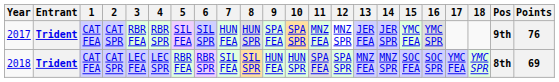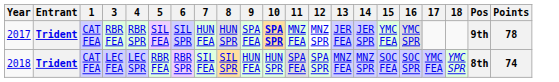- column: (114, 13)
(297, 35) normal -> (274, 35) bold
(534, 35) 76 -> (511, 35) 78
(534, 63) 69 -> (511, 63) 74
